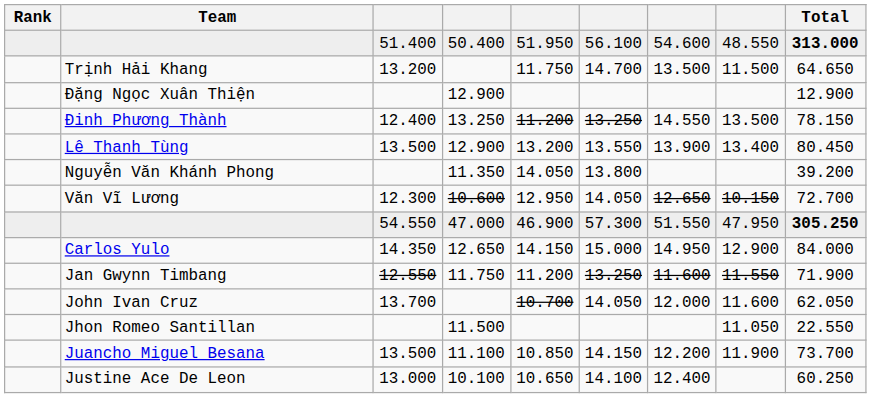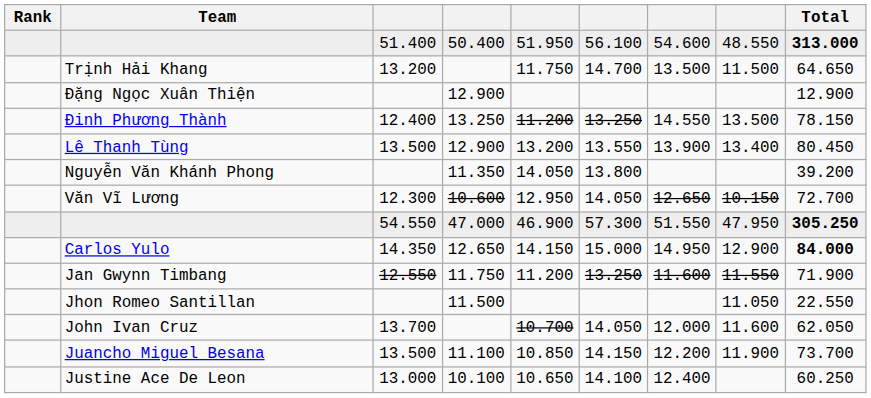(825, 250) normal -> (825, 250) bold
rows swapped: (160, 328) <-> (131, 302)
